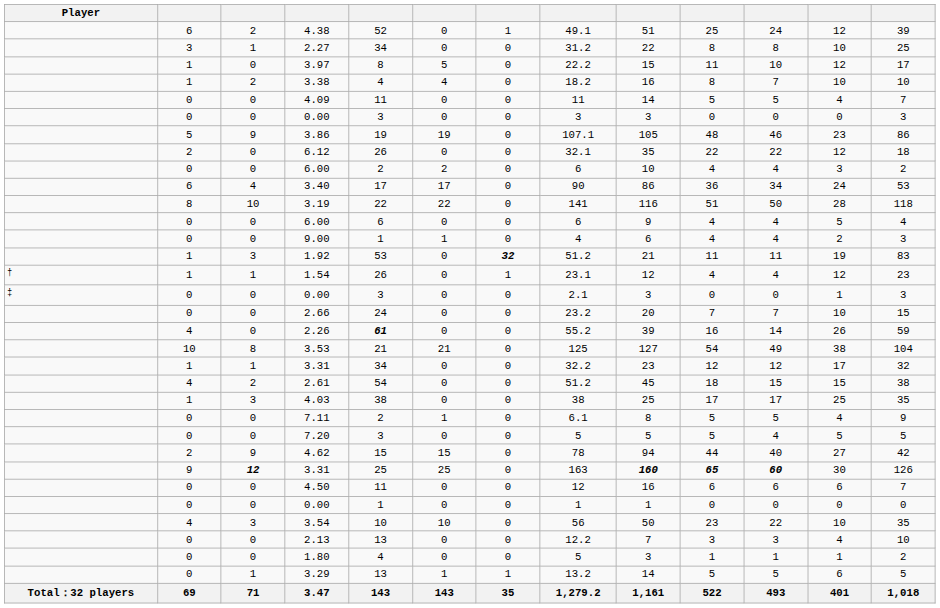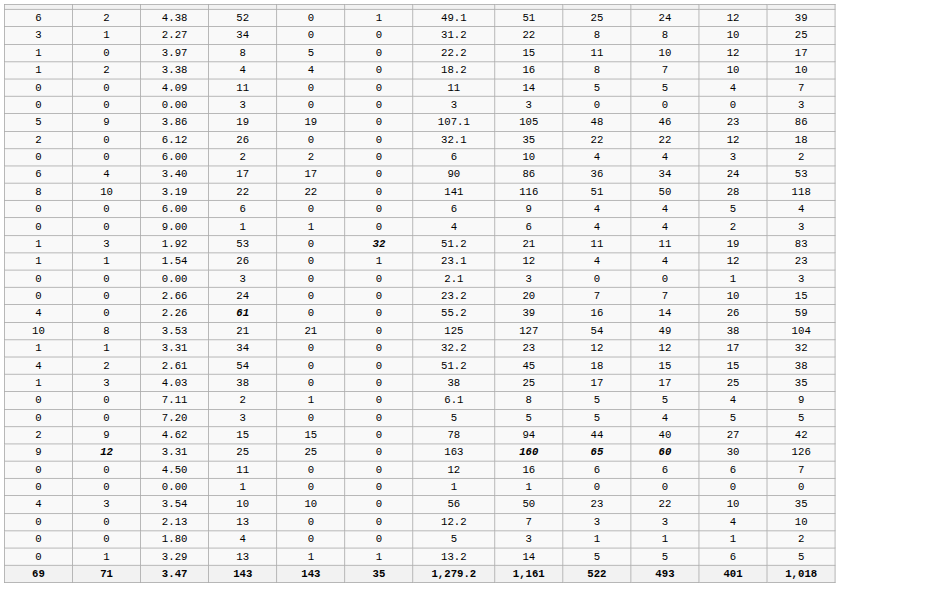- column: (81, 13)
